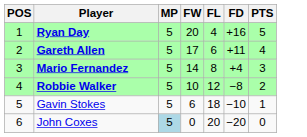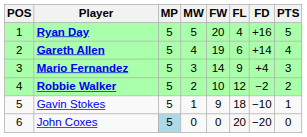+ column: (194, 13)
(192, 50) 17 -> (218, 50) 19
(236, 50) +11 -> (262, 50) +14
(214, 68) 8 -> (240, 68) 9
(236, 86) −8 -> (262, 86) −2
(192, 104) 6 -> (218, 104) 9
